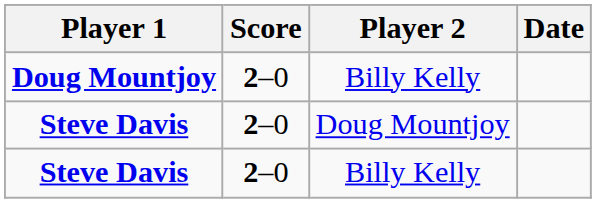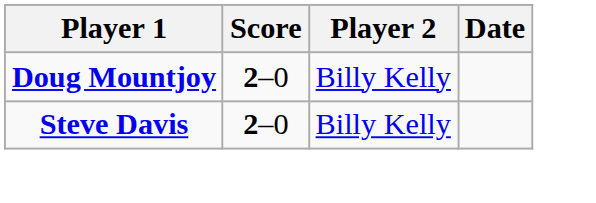- row: (114, 124)
